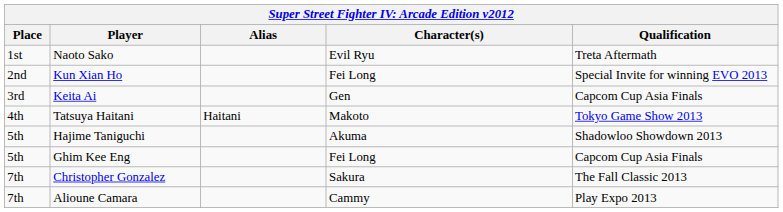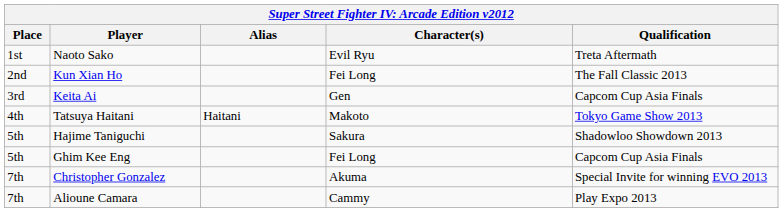(671, 75) Special Invite for winning EVO 2013 -> (631, 75) The Fall Classic 2013
(348, 136) Akuma -> (347, 136) Sakura
(347, 177) Sakura -> (348, 177) Akuma
(631, 177) The Fall Classic 2013 -> (671, 177) Special Invite for winning EVO 2013
